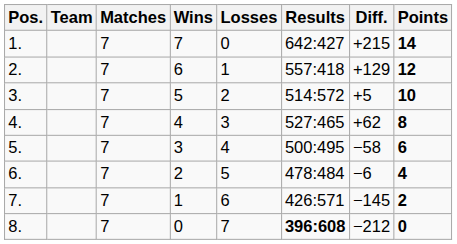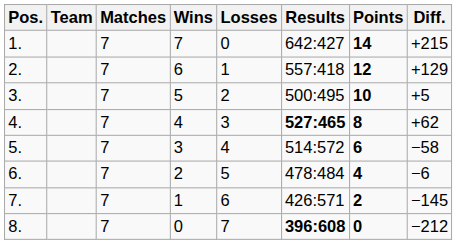columns swapped: (423, 17) <-> (372, 17)
(315, 95) 514:572 -> (315, 95) 500:495
(315, 122) normal -> (315, 122) bold
(315, 148) 500:495 -> (315, 148) 514:572
